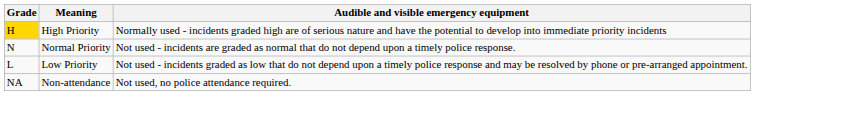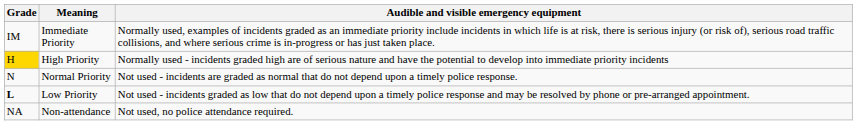+ row: (65, 36)
(10, 64) normal -> (10, 94) bold
